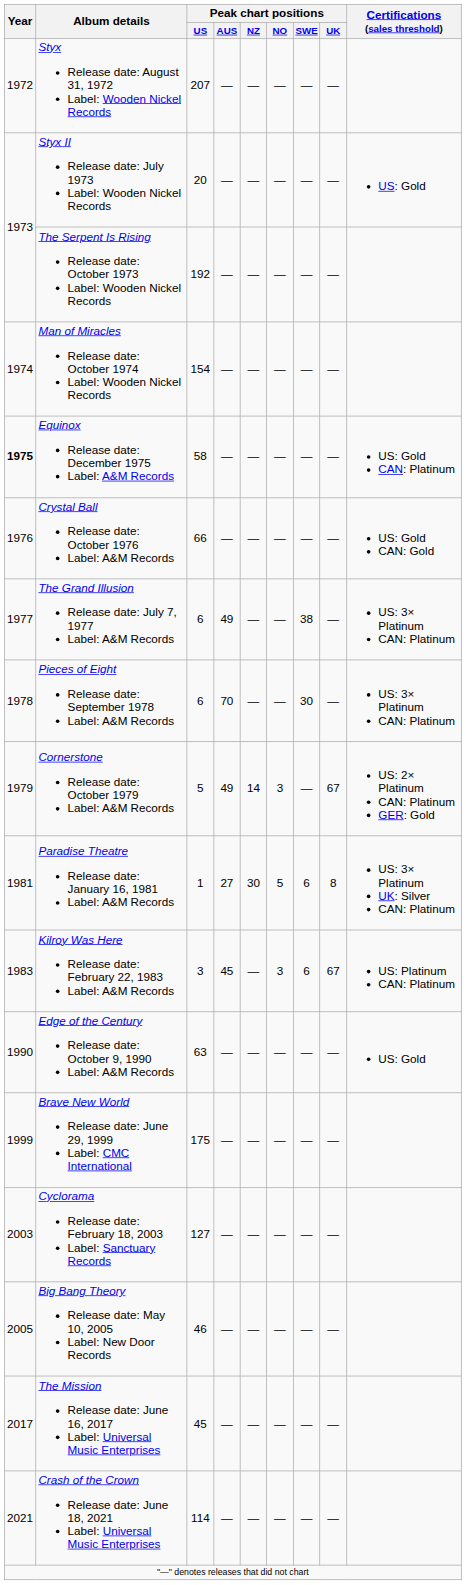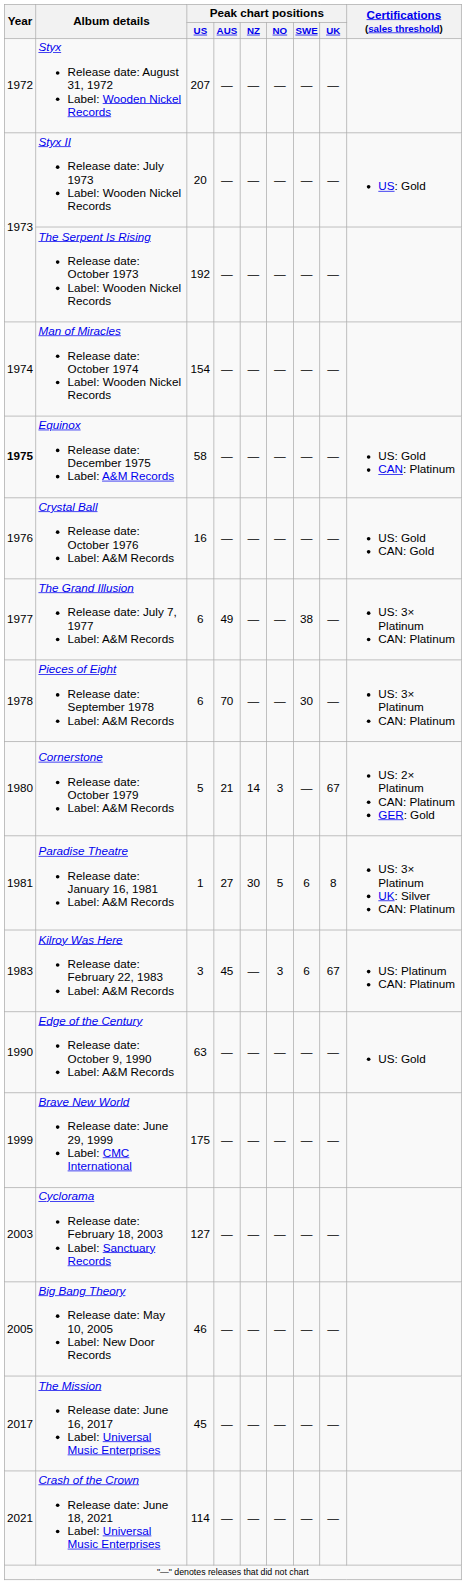(200, 538) 66 -> (200, 538) 16
(20, 788) 1979 -> (20, 788) 1980
(227, 788) 49 -> (227, 788) 21
